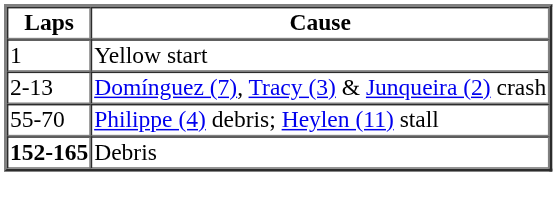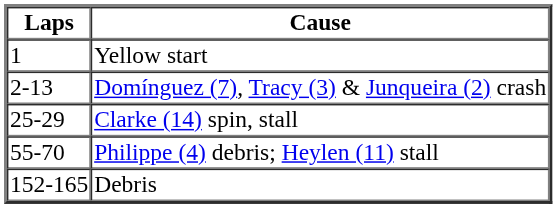+ row: (196, 119)
(49, 152) bold -> (49, 184) normal
